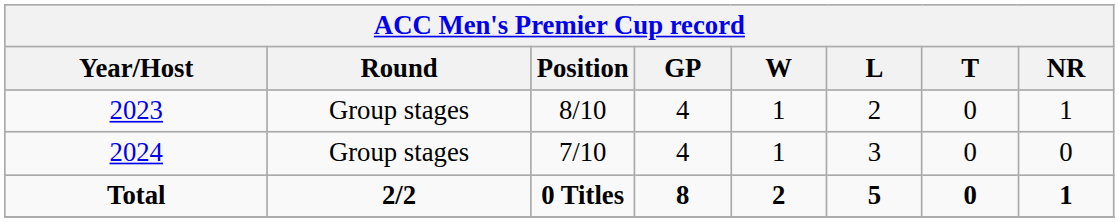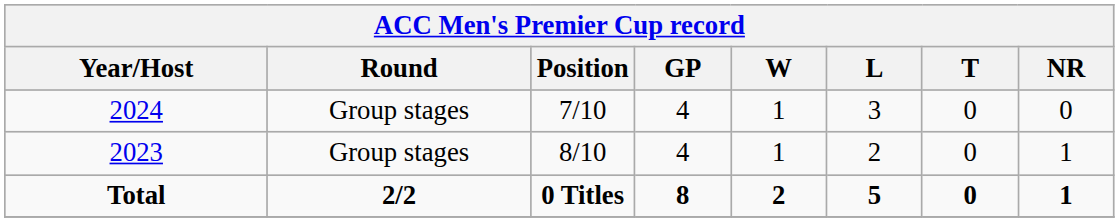rows swapped: (136, 110) <-> (136, 152)
